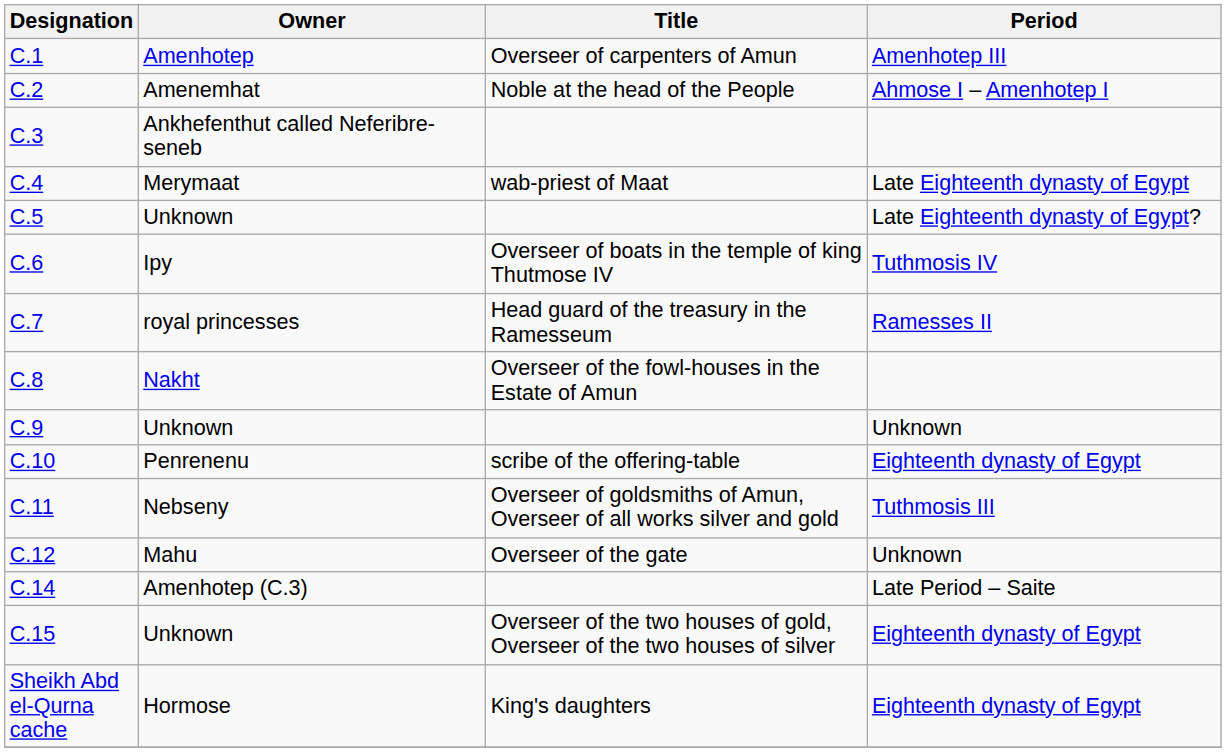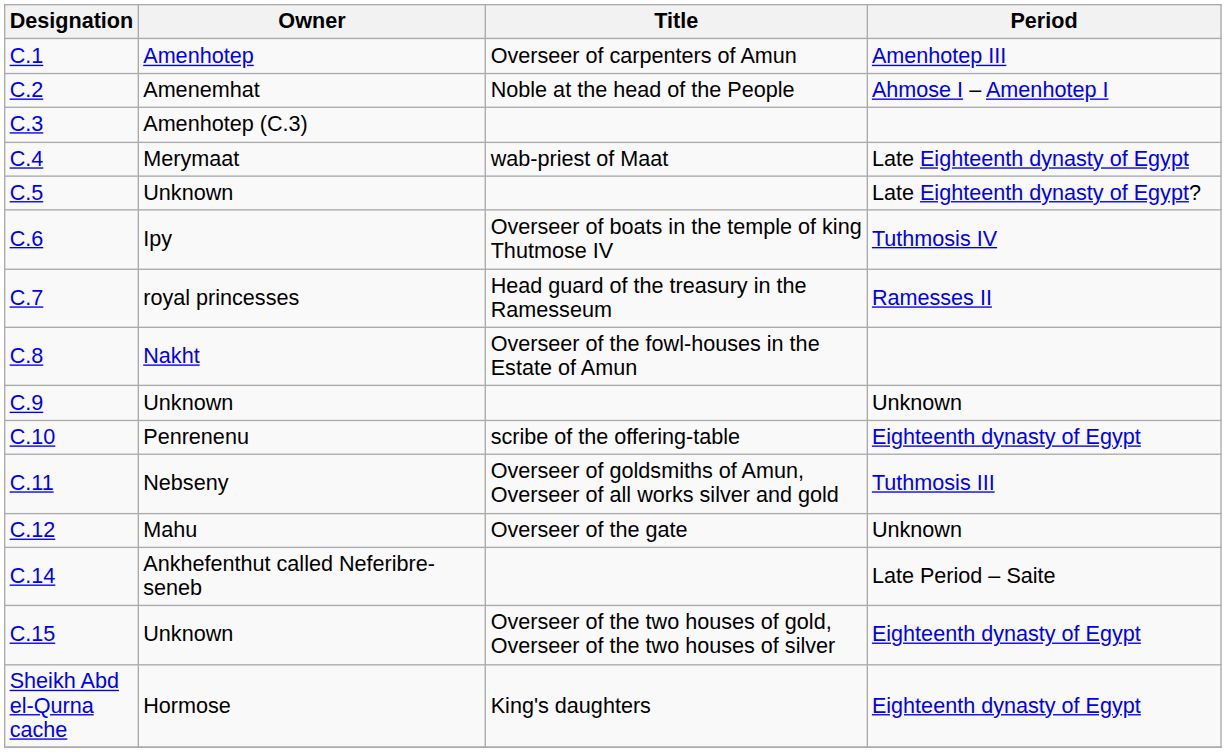(289, 136) Ankhefenthut called Neferibre-seneb -> (225, 124) Amenhotep (C.3)
(225, 588) Amenhotep (C.3) -> (289, 576) Ankhefenthut called Neferibre-seneb
